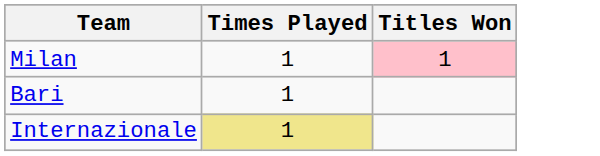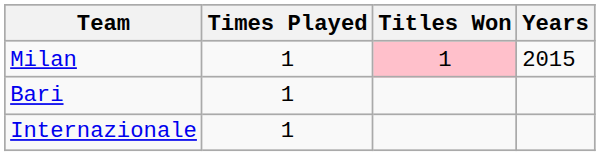+ column: (556, 23)
(288, 132) khaki background -> (288, 132) no background
